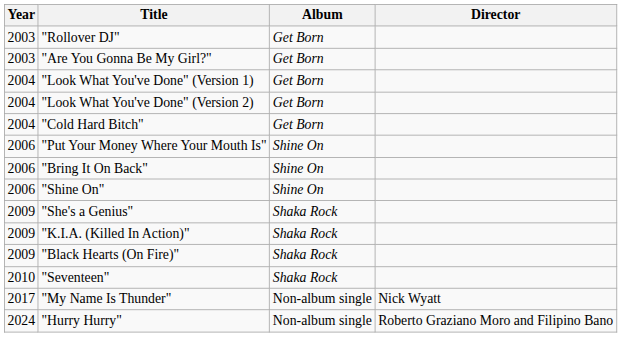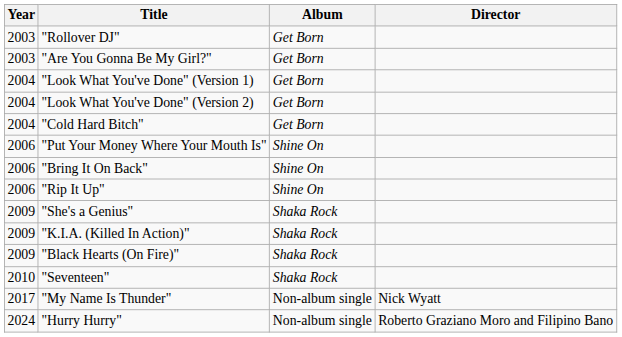+ row: (73, 189)
- row: (73, 189)
